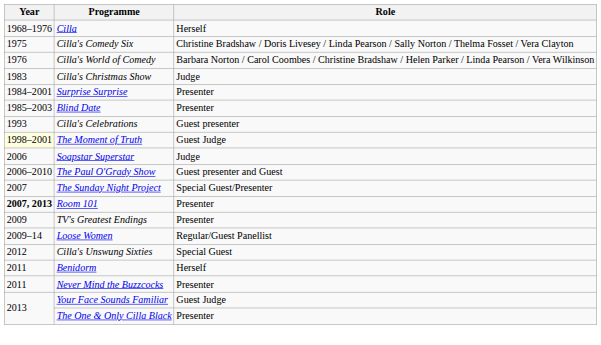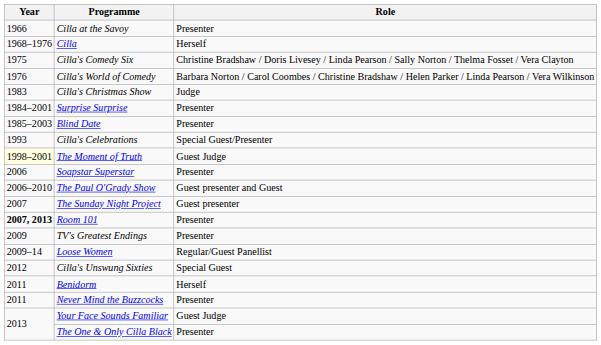+ row: (93, 28)
(208, 124) Guest presenter -> (224, 140) Special Guest/Presenter
(188, 156) Judge -> (195, 172) Presenter
(224, 188) Special Guest/Presenter -> (208, 204) Guest presenter
